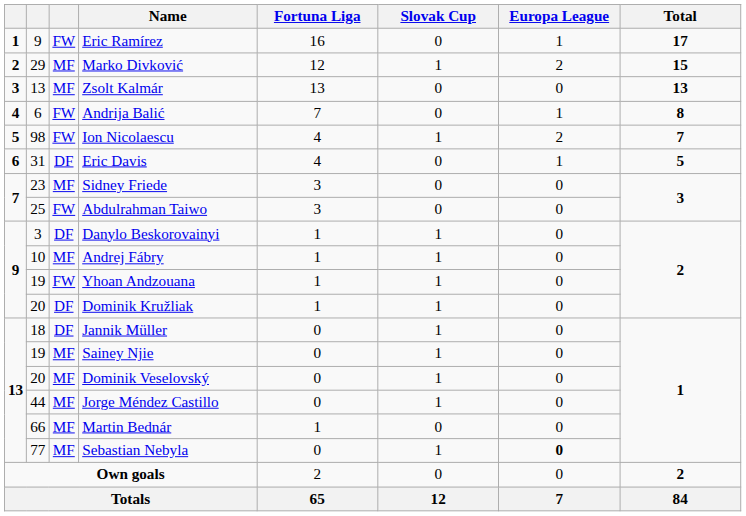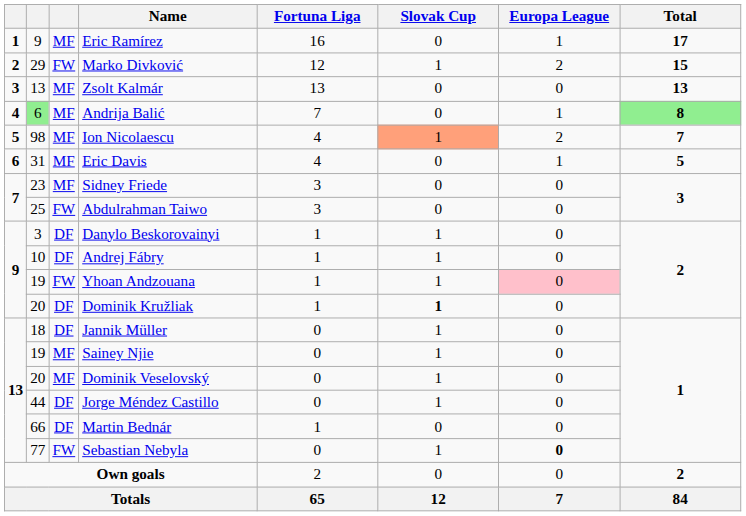(64, 40) FW -> (64, 40) MF
(64, 64) MF -> (64, 64) FW
(38, 112) no background -> (38, 112) lightgreen background
(64, 112) FW -> (64, 112) MF
(680, 112) no background -> (680, 112) lightgreen background
(64, 137) FW -> (64, 137) MF
(438, 137) no background -> (438, 137) lightsalmon background
(64, 161) DF -> (64, 161) MF
(64, 257) MF -> (64, 257) DF
(559, 281) no background -> (559, 281) pink background
(438, 305) normal -> (438, 305) bold
(64, 402) MF -> (64, 402) DF
(64, 426) MF -> (64, 426) DF
(64, 450) MF -> (64, 450) FW
